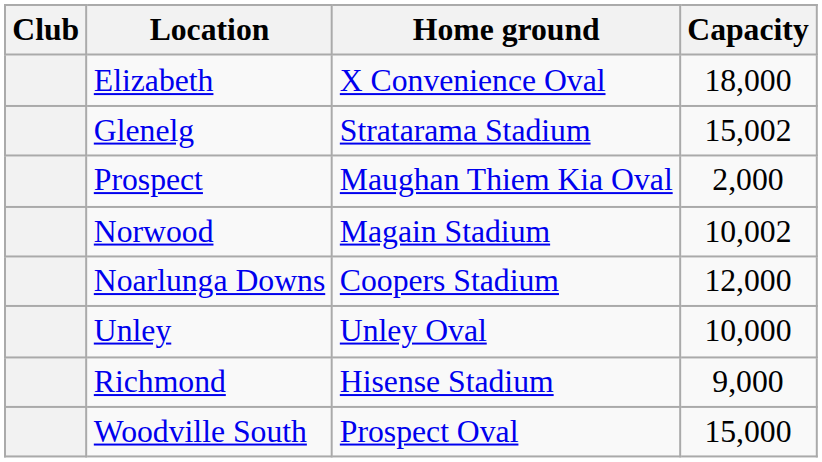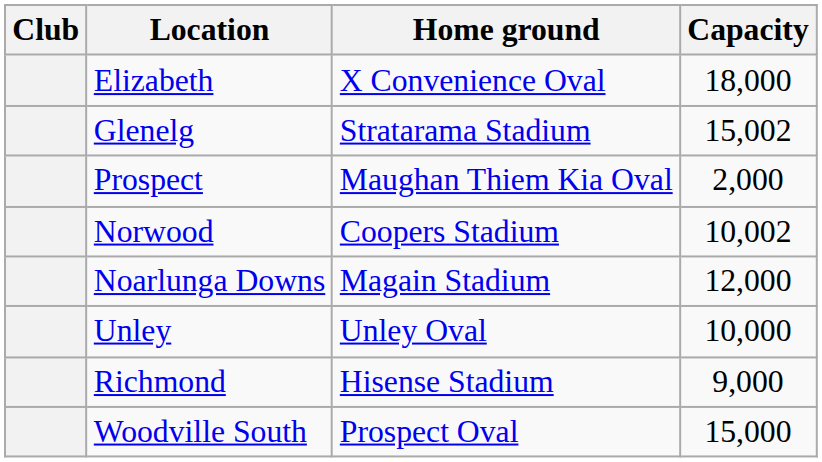(445, 230) Magain Stadium -> (449, 230) Coopers Stadium
(449, 280) Coopers Stadium -> (445, 280) Magain Stadium
